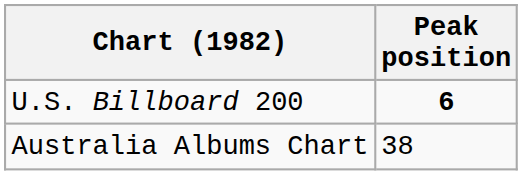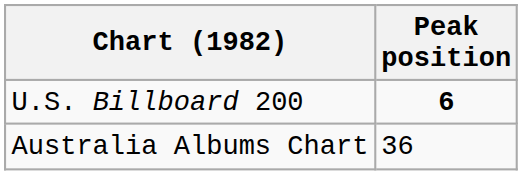(398, 146) 38 -> (398, 146) 36
